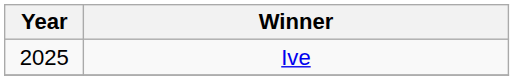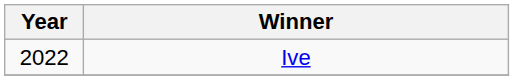(44, 57) 2025 -> (44, 57) 2022
